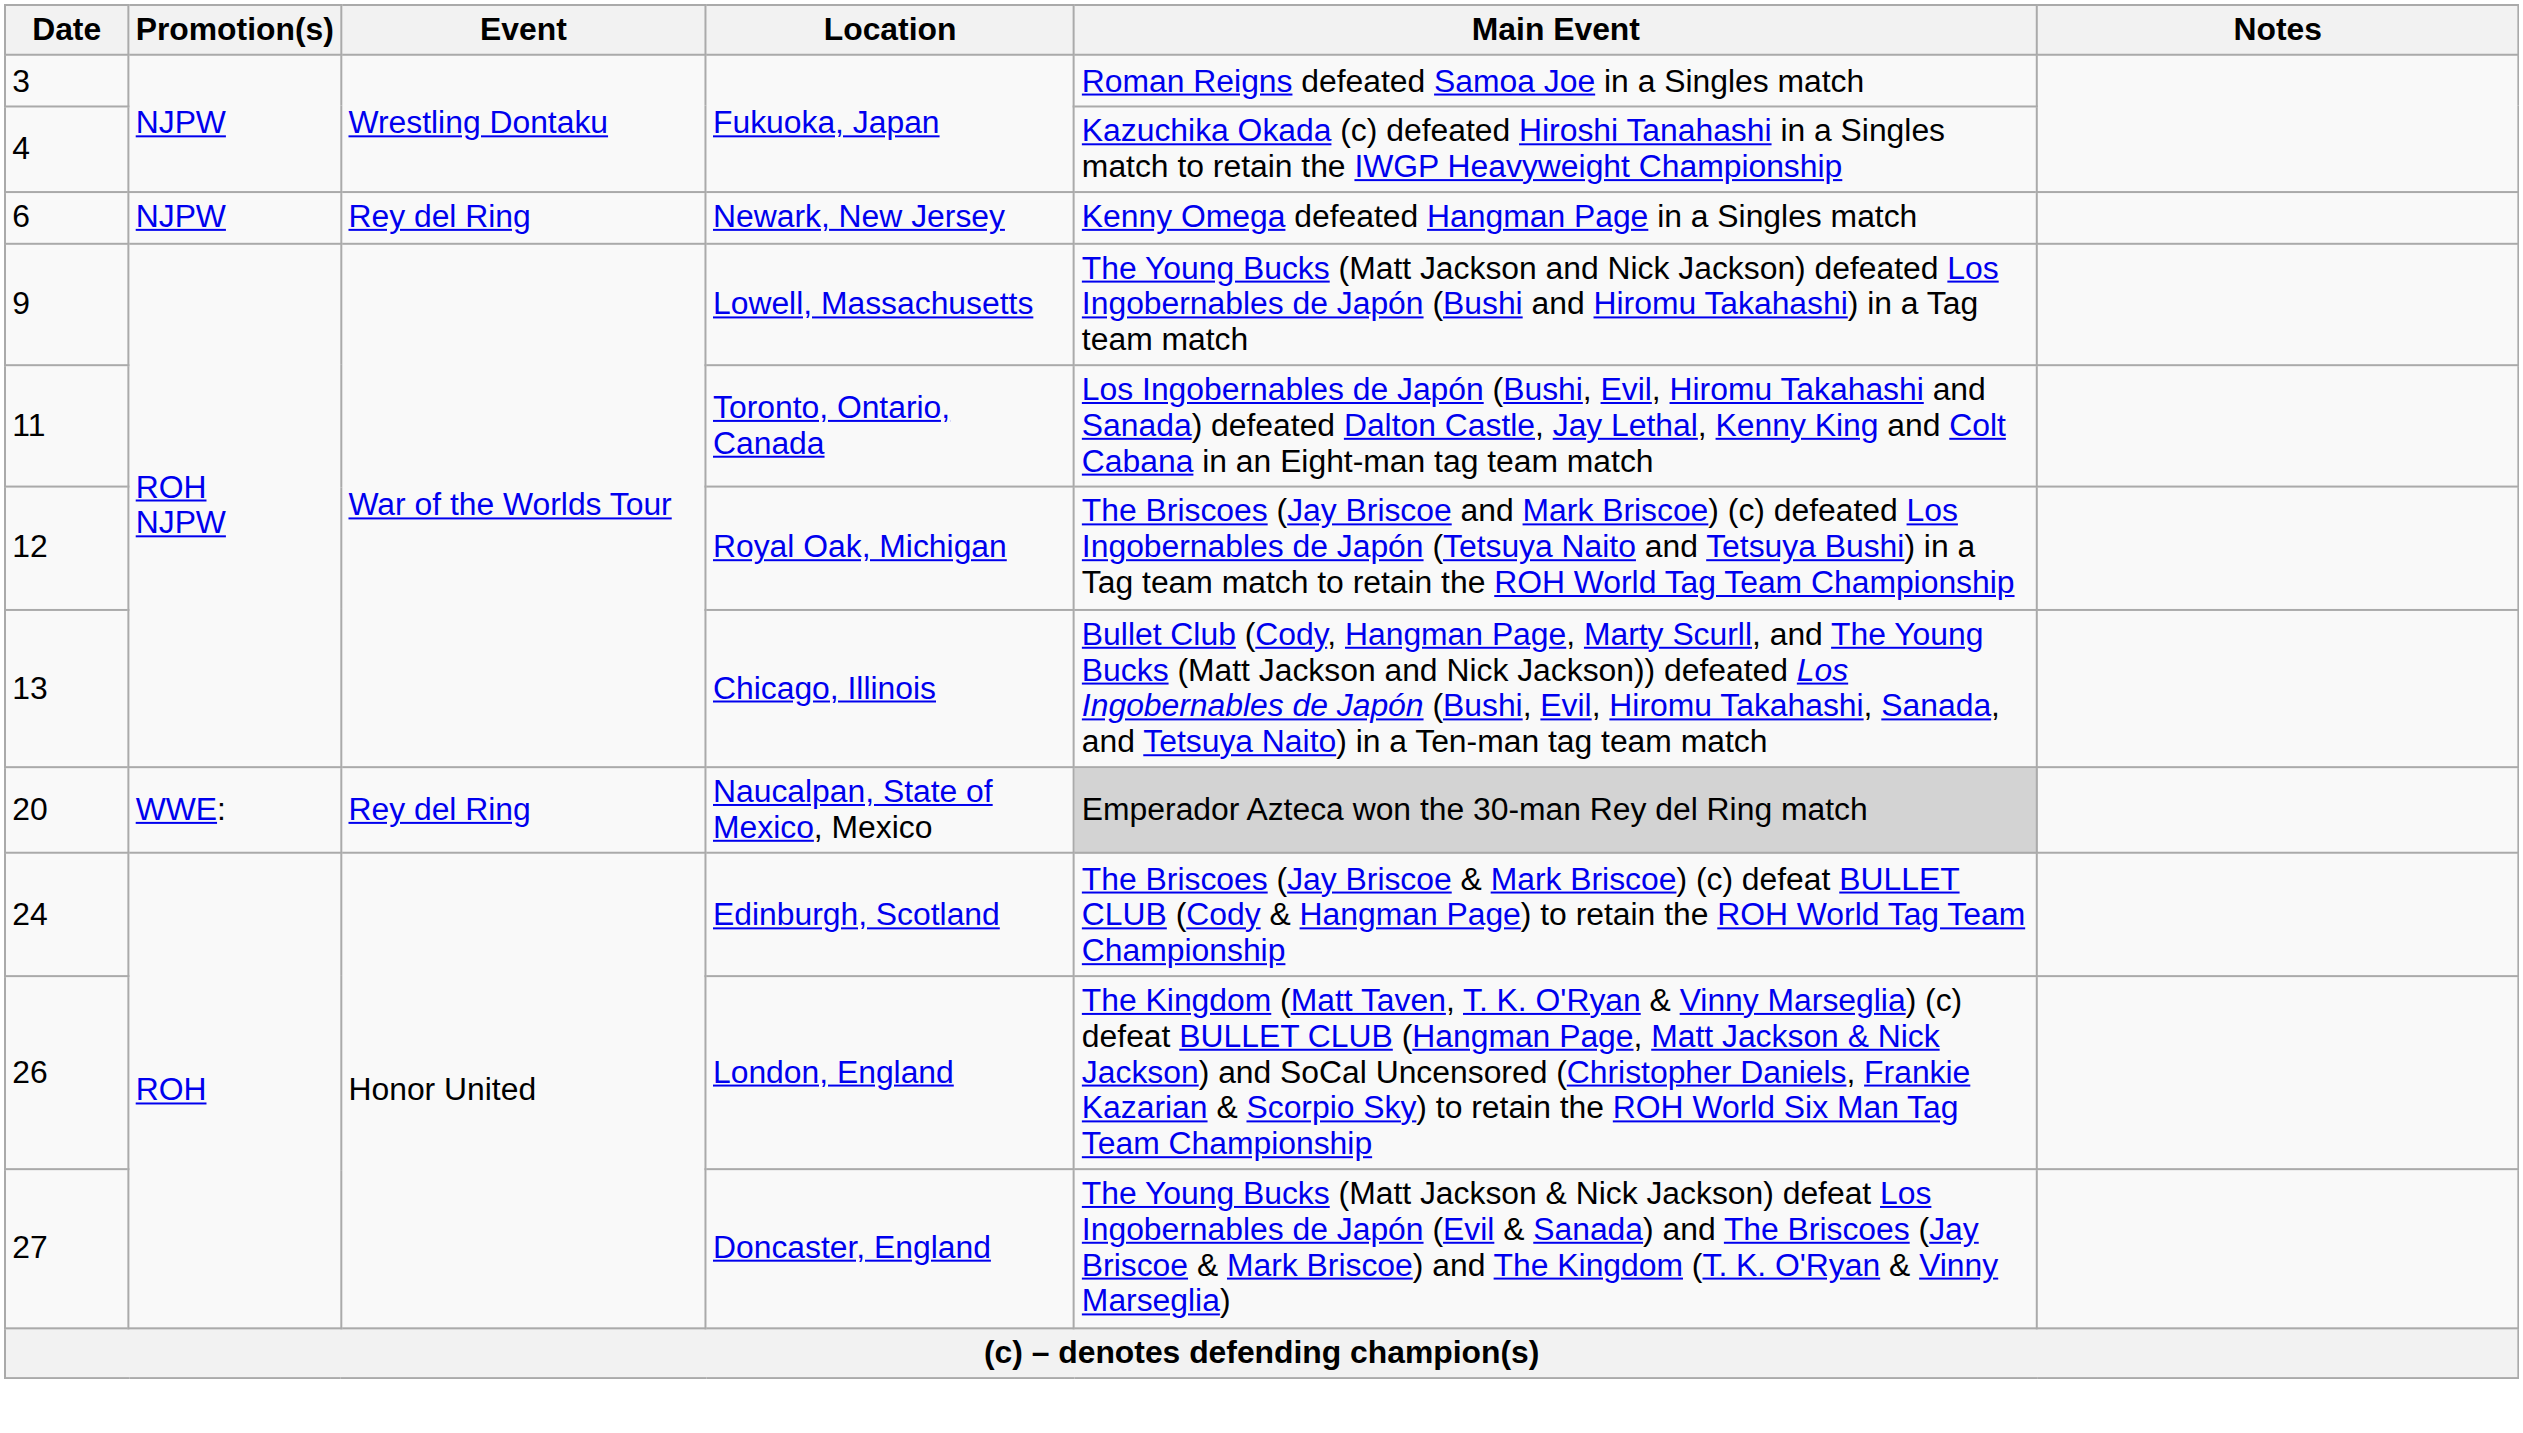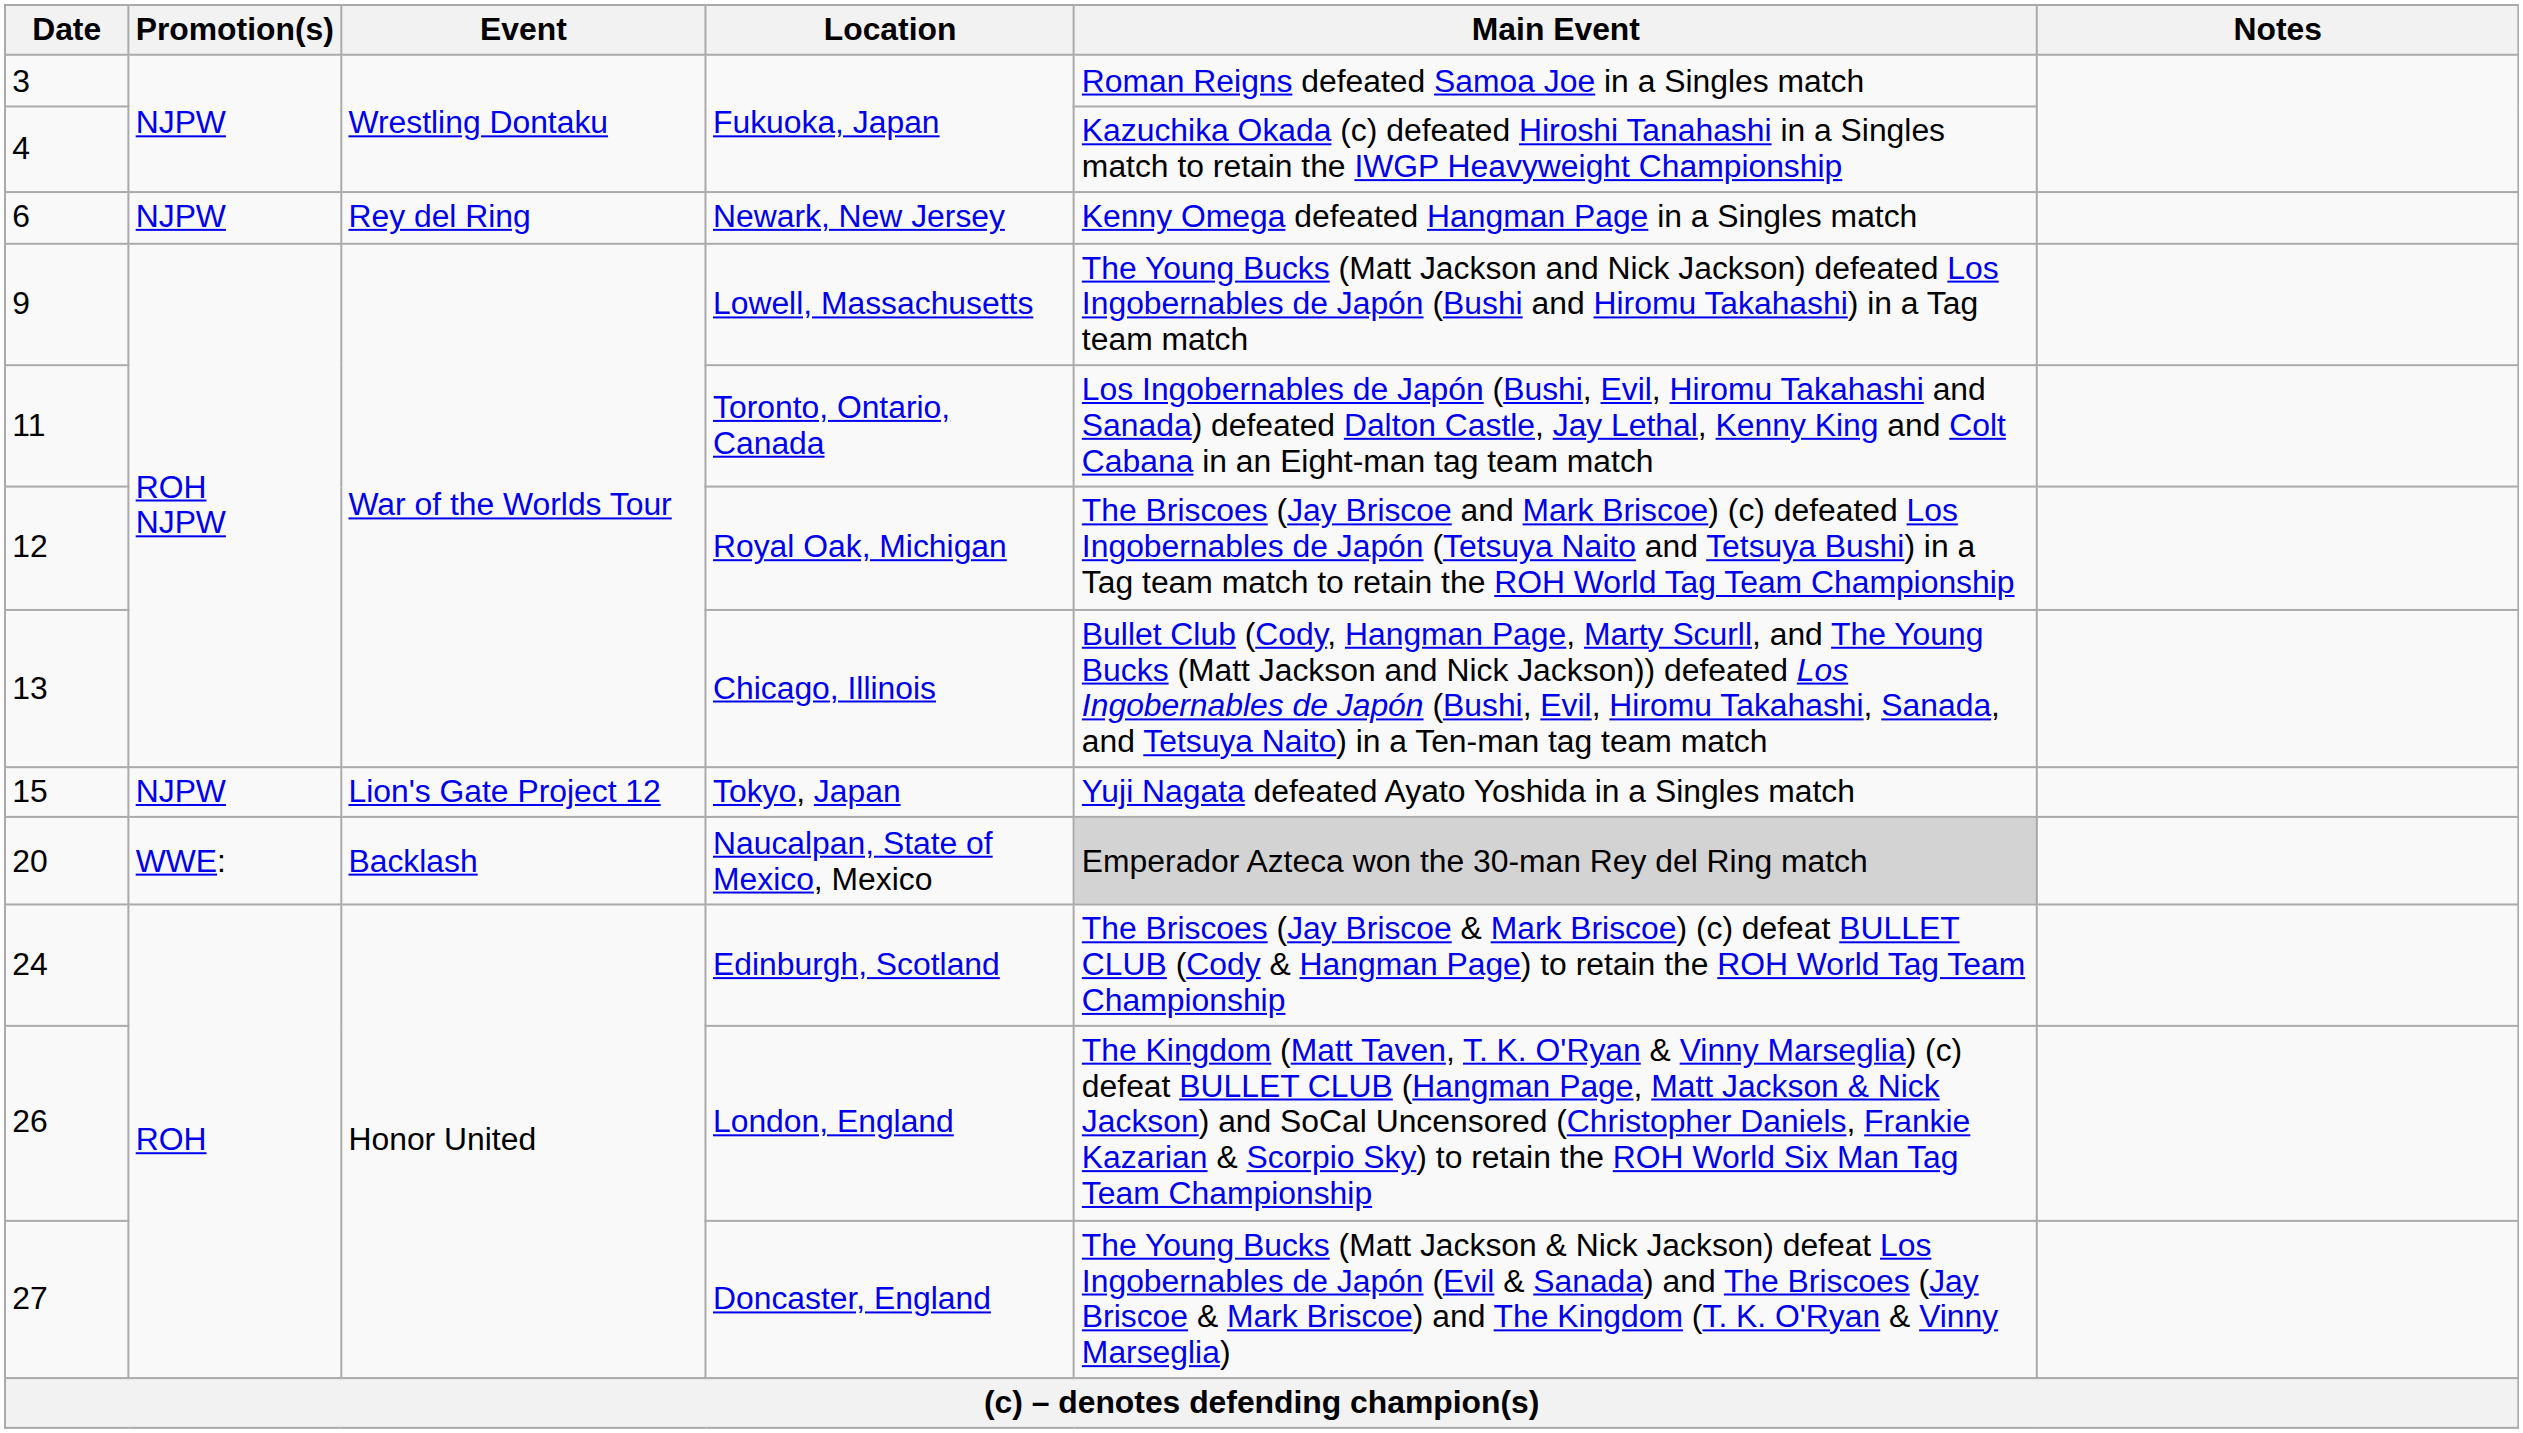+ row: (30, 791)
(440, 809) Rey del Ring -> (413, 860) Backlash
